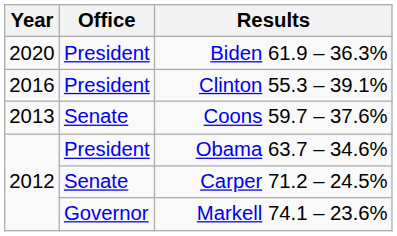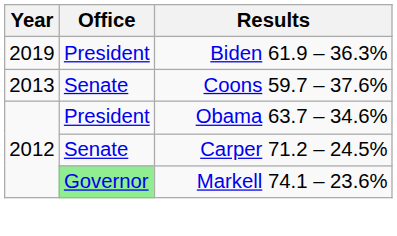(32, 52) 2020 -> (32, 52) 2019
- row: (293, 85)
(106, 213) no background -> (106, 181) lightgreen background
